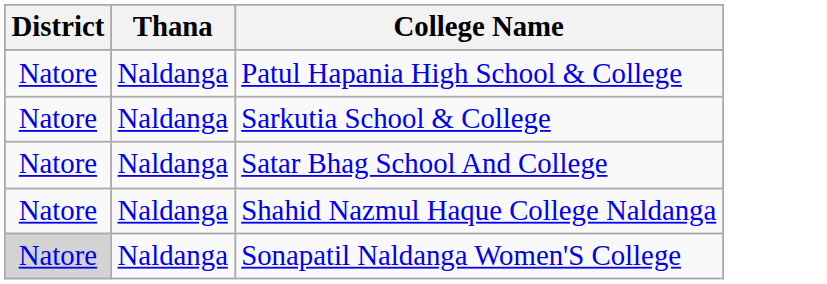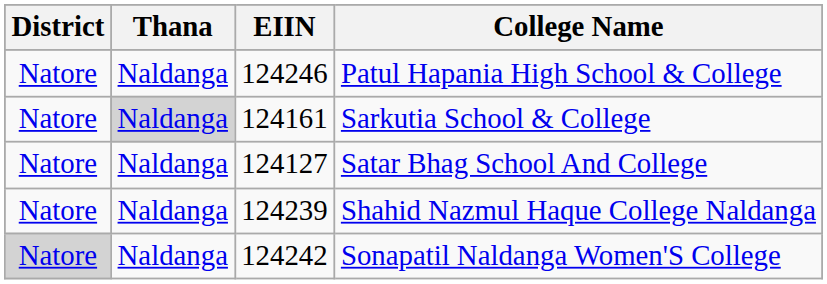+ column: (284, 27)
(173, 118) no background -> (173, 118) lightgrey background
